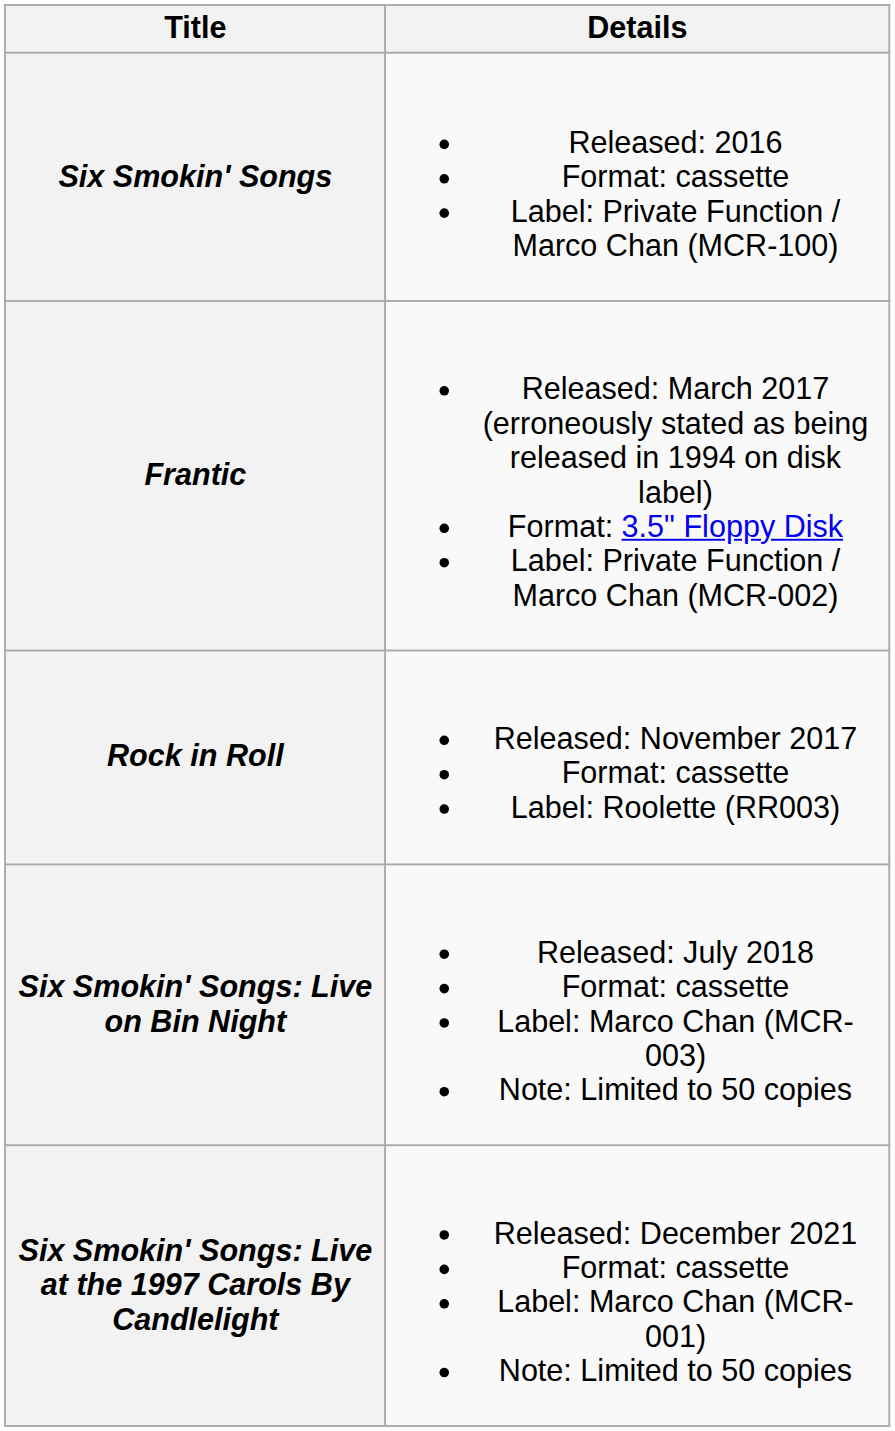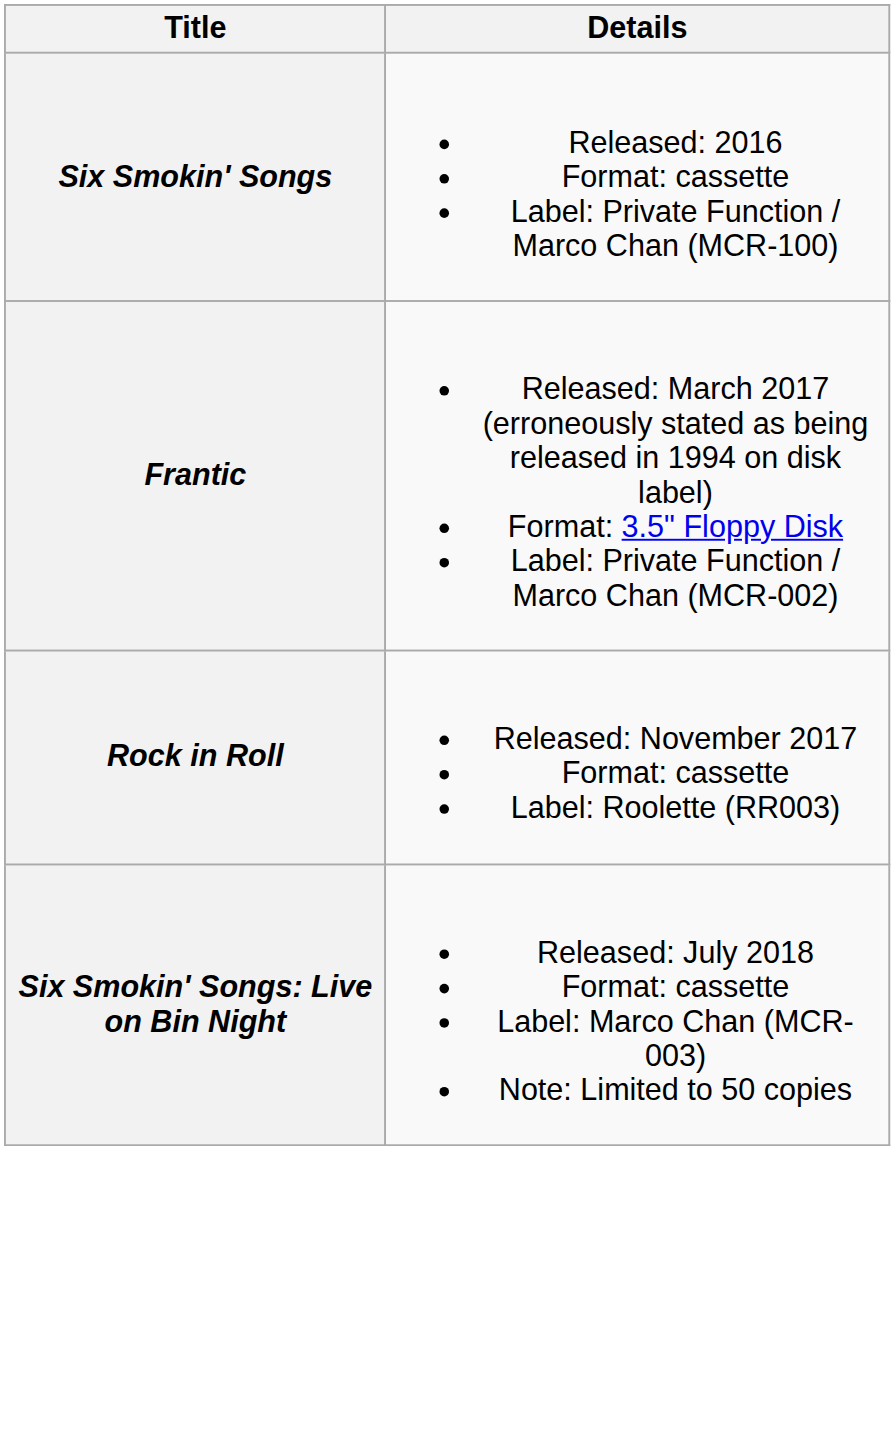- row: (195, 1285)
